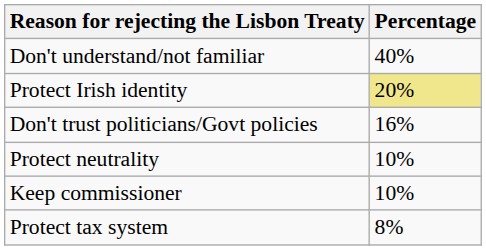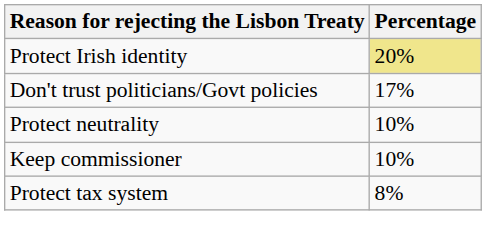- row: (137, 55)
(394, 124) 16% -> (394, 90) 17%
